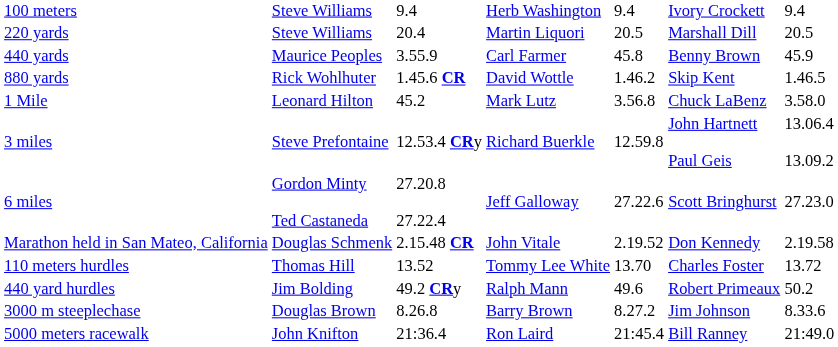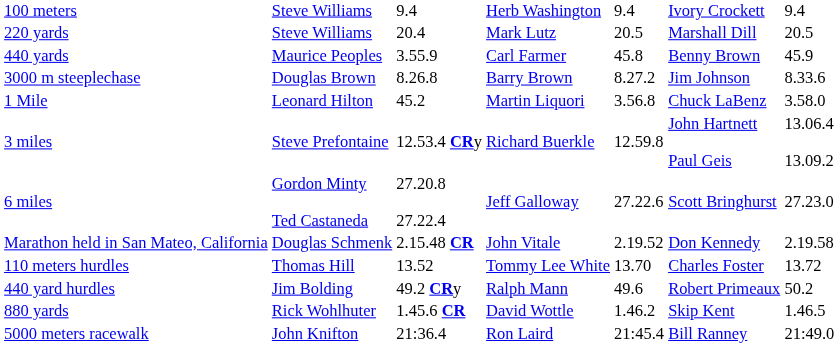(535, 33) Martin Liquori -> (521, 33) Mark Lutz
rows swapped: (36, 78) <-> (72, 311)
(521, 100) Mark Lutz -> (535, 100) Martin Liquori
